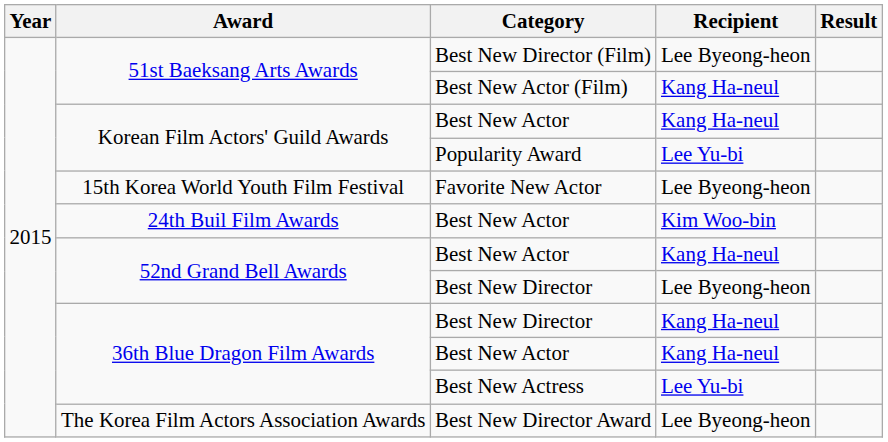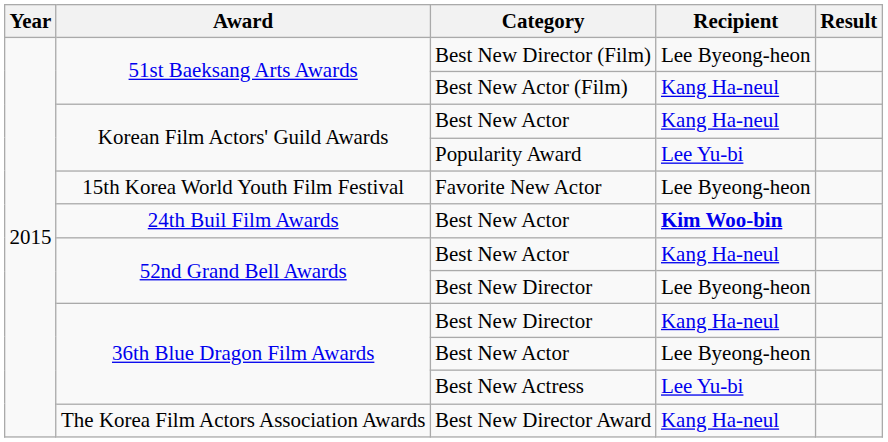(718, 220) normal -> (722, 220) bold
(720, 353) Kang Ha-neul -> (736, 353) Lee Byeong-heon
(736, 420) Lee Byeong-heon -> (720, 420) Kang Ha-neul
